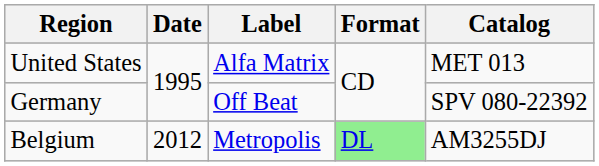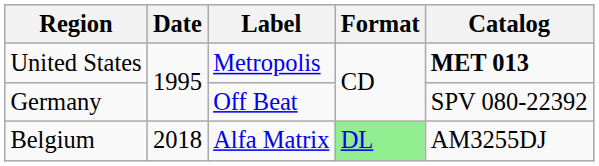(271, 62) Alfa Matrix -> (267, 62) Metropolis
(478, 62) normal -> (480, 62) bold
(177, 140) 2012 -> (177, 140) 2018
(267, 140) Metropolis -> (271, 140) Alfa Matrix
